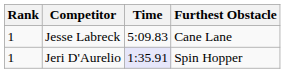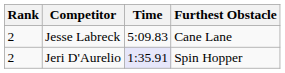(11, 36) 1 -> (11, 36) 2
(11, 57) 1 -> (11, 57) 2
